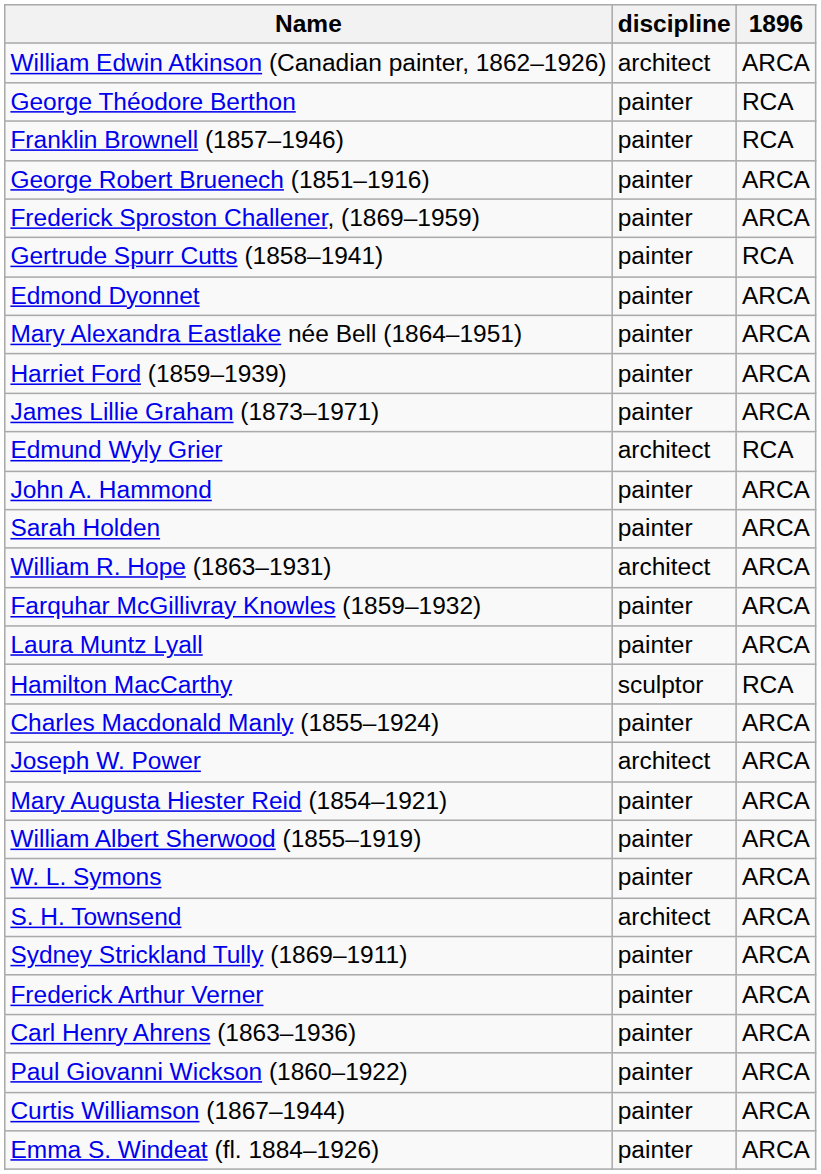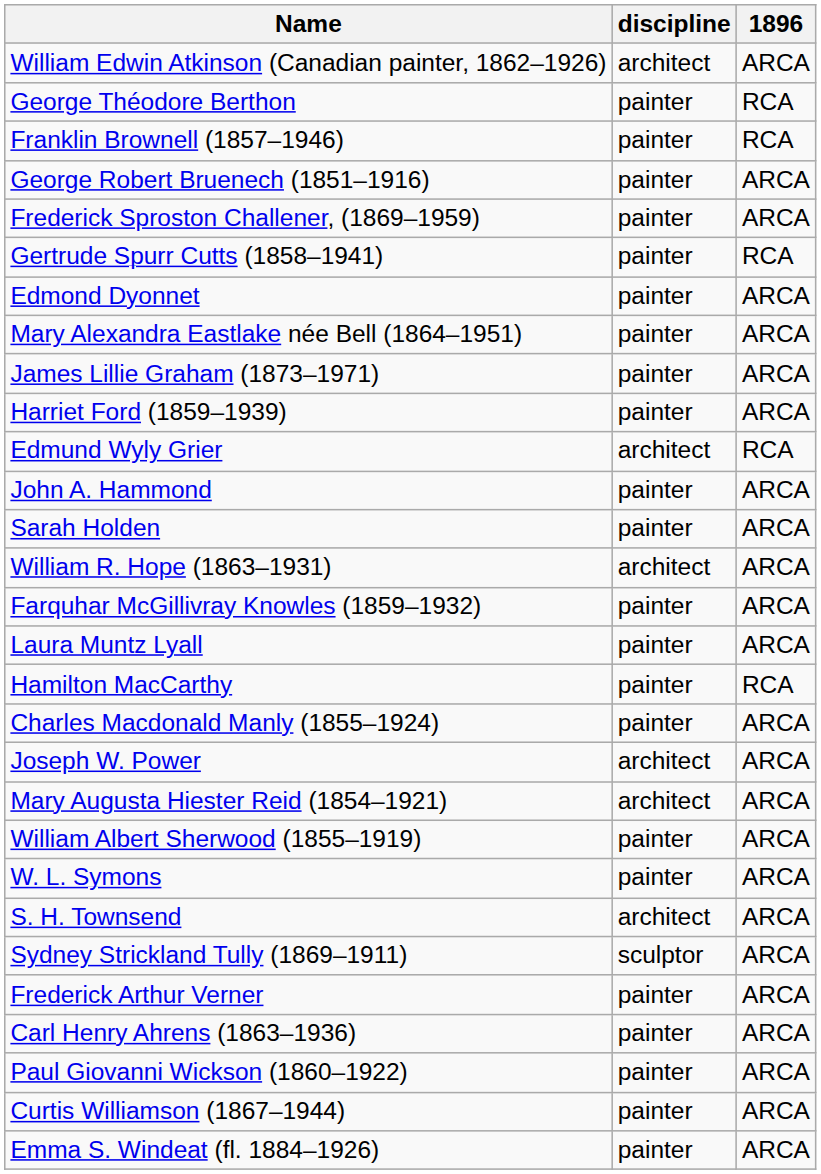rows swapped: (149, 373) <-> (195, 412)
(661, 683) sculptor -> (655, 683) painter
(655, 800) painter -> (664, 800) architect
(655, 955) painter -> (661, 955) sculptor
